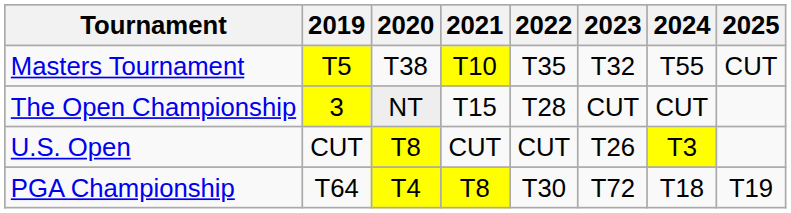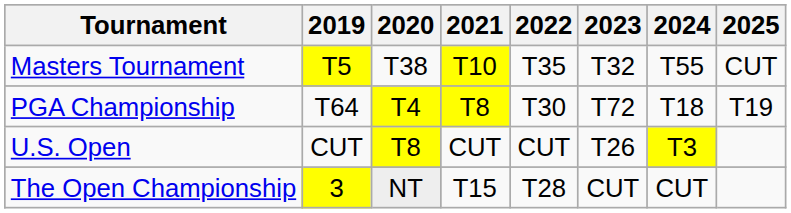rows swapped: (123, 188) <-> (153, 107)
